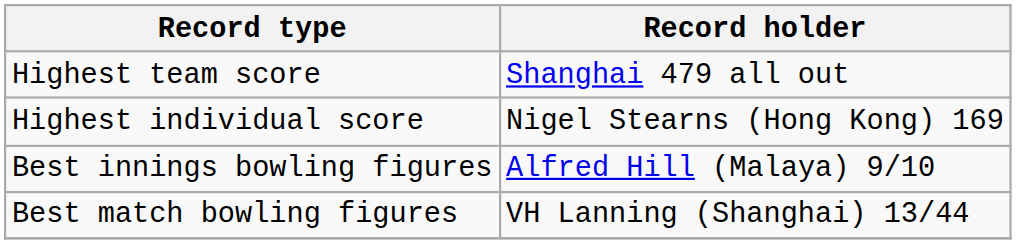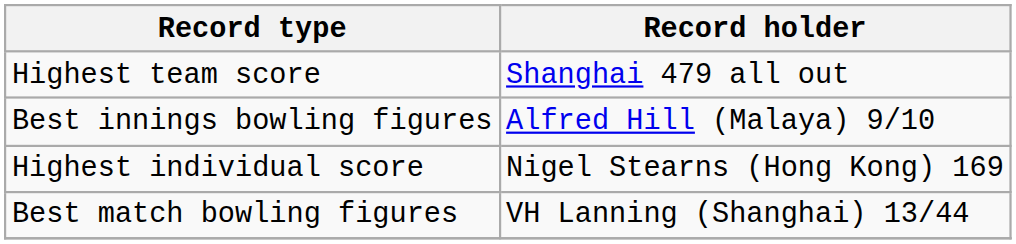rows swapped: (218, 122) <-> (252, 168)
